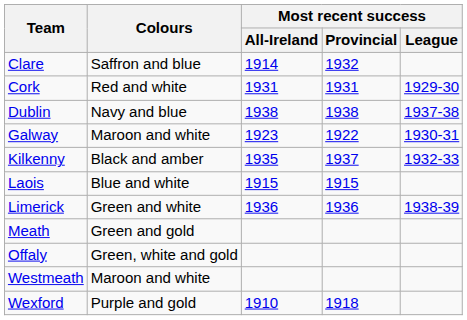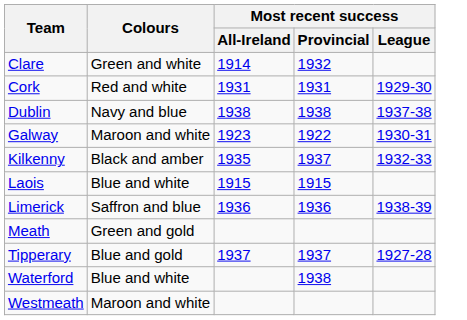(146, 64) Saffron and blue -> (146, 64) Green and white
(146, 207) Green and white -> (146, 207) Saffron and blue
- row: (27, 254)
+ row: (39, 254)
+ row: (41, 278)
- row: (36, 302)
